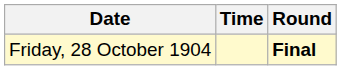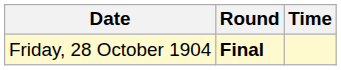columns swapped: (242, 19) <-> (302, 19)
